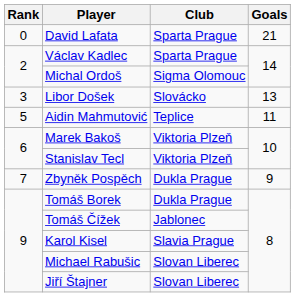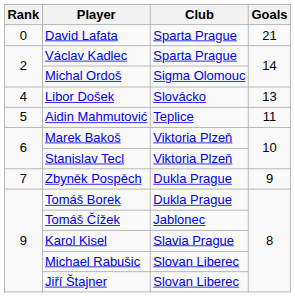(23, 96) 3 -> (23, 96) 4
